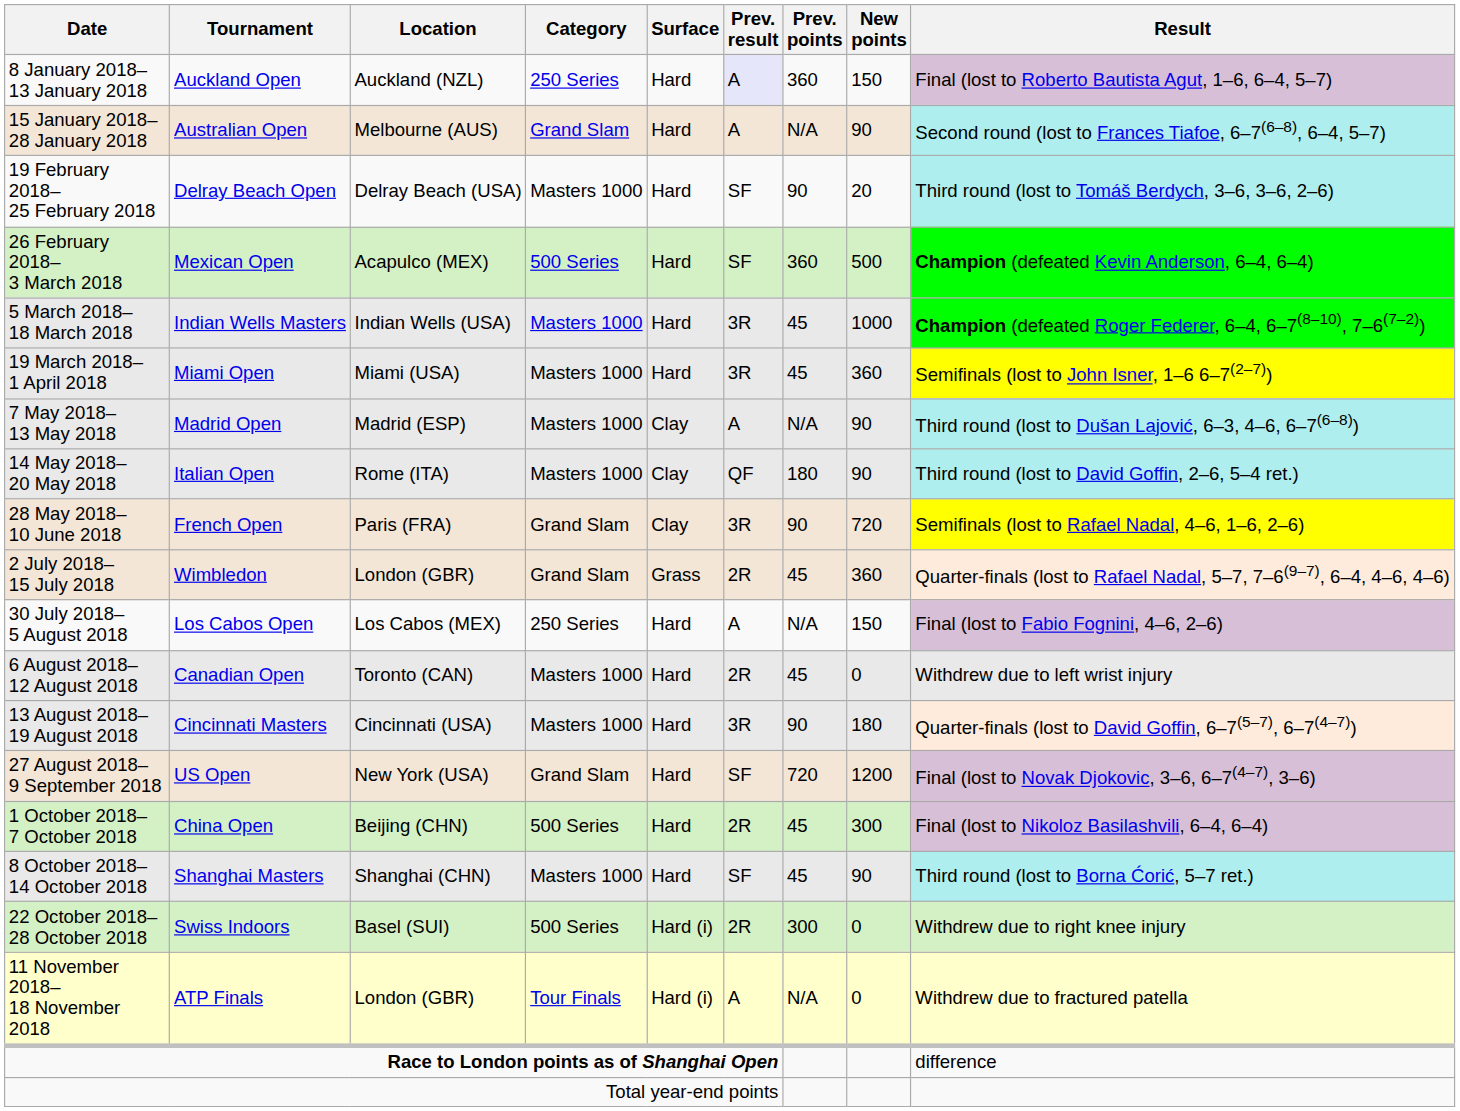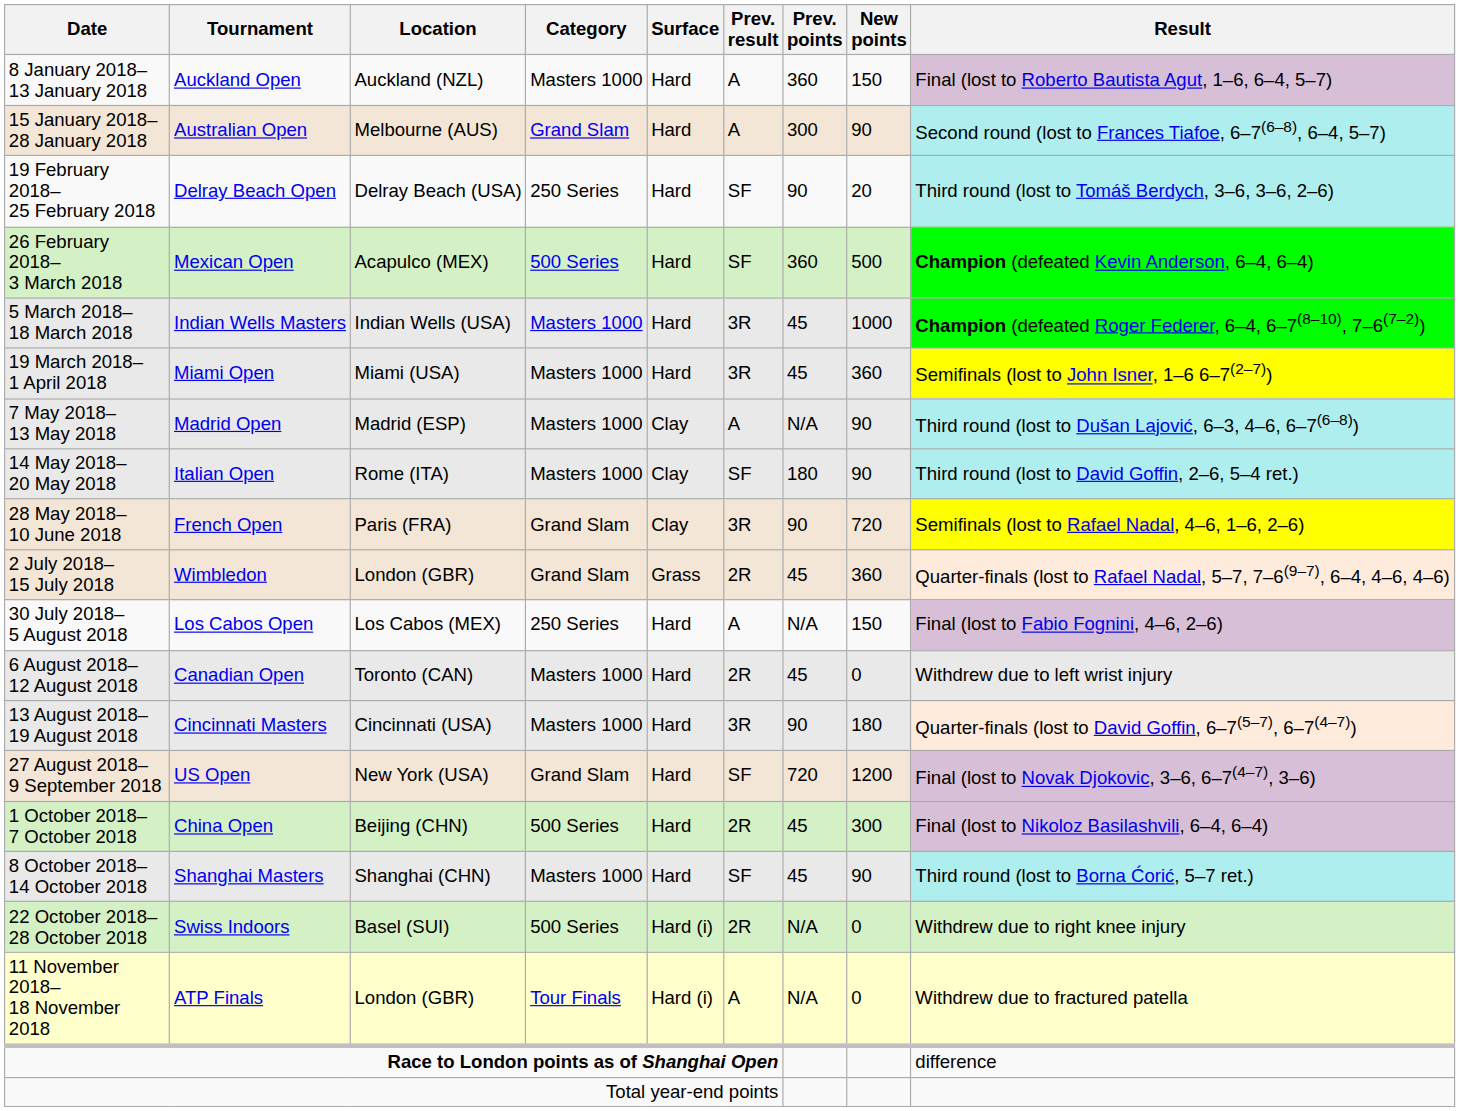(575, 79) 250 Series -> (586, 79) Masters 1000
(734, 79) lavender background -> (734, 79) no background
(802, 130) N/A -> (802, 130) 300
(586, 191) Masters 1000 -> (575, 191) 250 Series
(741, 473) QF -> (740, 473) SF
(802, 926) 300 -> (802, 926) N/A
